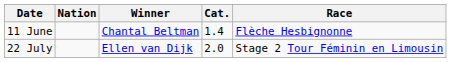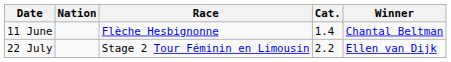columns swapped: (339, 13) <-> (150, 13)
(214, 48) 2.0 -> (324, 48) 2.2
